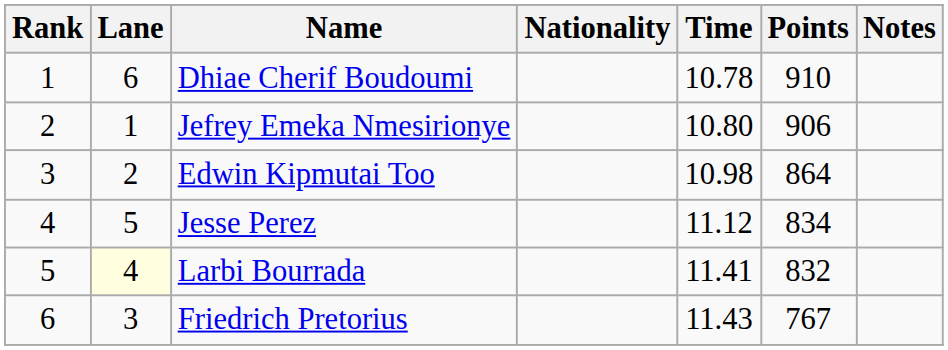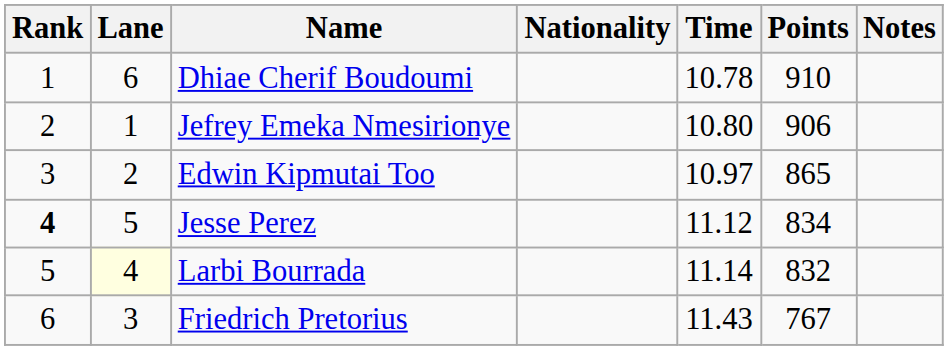(719, 174) 10.98 -> (719, 174) 10.97
(808, 174) 864 -> (808, 174) 865
(48, 222) normal -> (48, 222) bold
(719, 271) 11.41 -> (719, 271) 11.14
